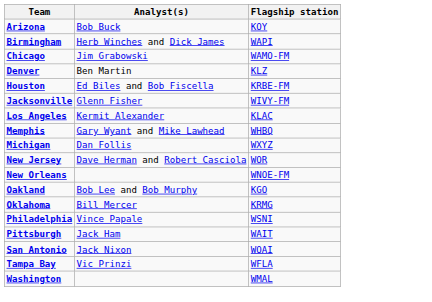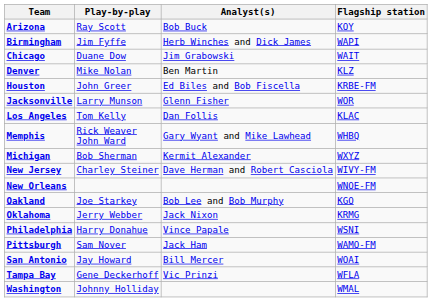+ column: (118, 12)
(270, 56) WAMO-FM -> (348, 56) WAIT
(270, 101) WIVY-FM -> (346, 101) WOR
(120, 116) Kermit Alexander -> (191, 116) Dan Follis
(104, 145) Dan Follis -> (207, 156) Kermit Alexander
(259, 160) WOR -> (356, 171) WIVY-FM
(107, 205) Bill Mercer -> (191, 215) Jack Nixon
(262, 234) WAIT -> (356, 245) WAMO-FM
(104, 249) Jack Nixon -> (193, 260) Bill Mercer
